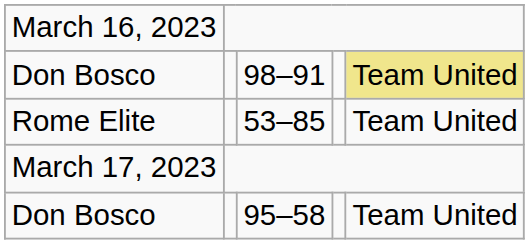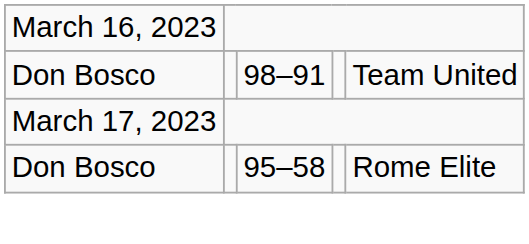(435, 74) khaki background -> (435, 74) no background
- row: (84, 121)
(435, 214) Team United -> (424, 167) Rome Elite
